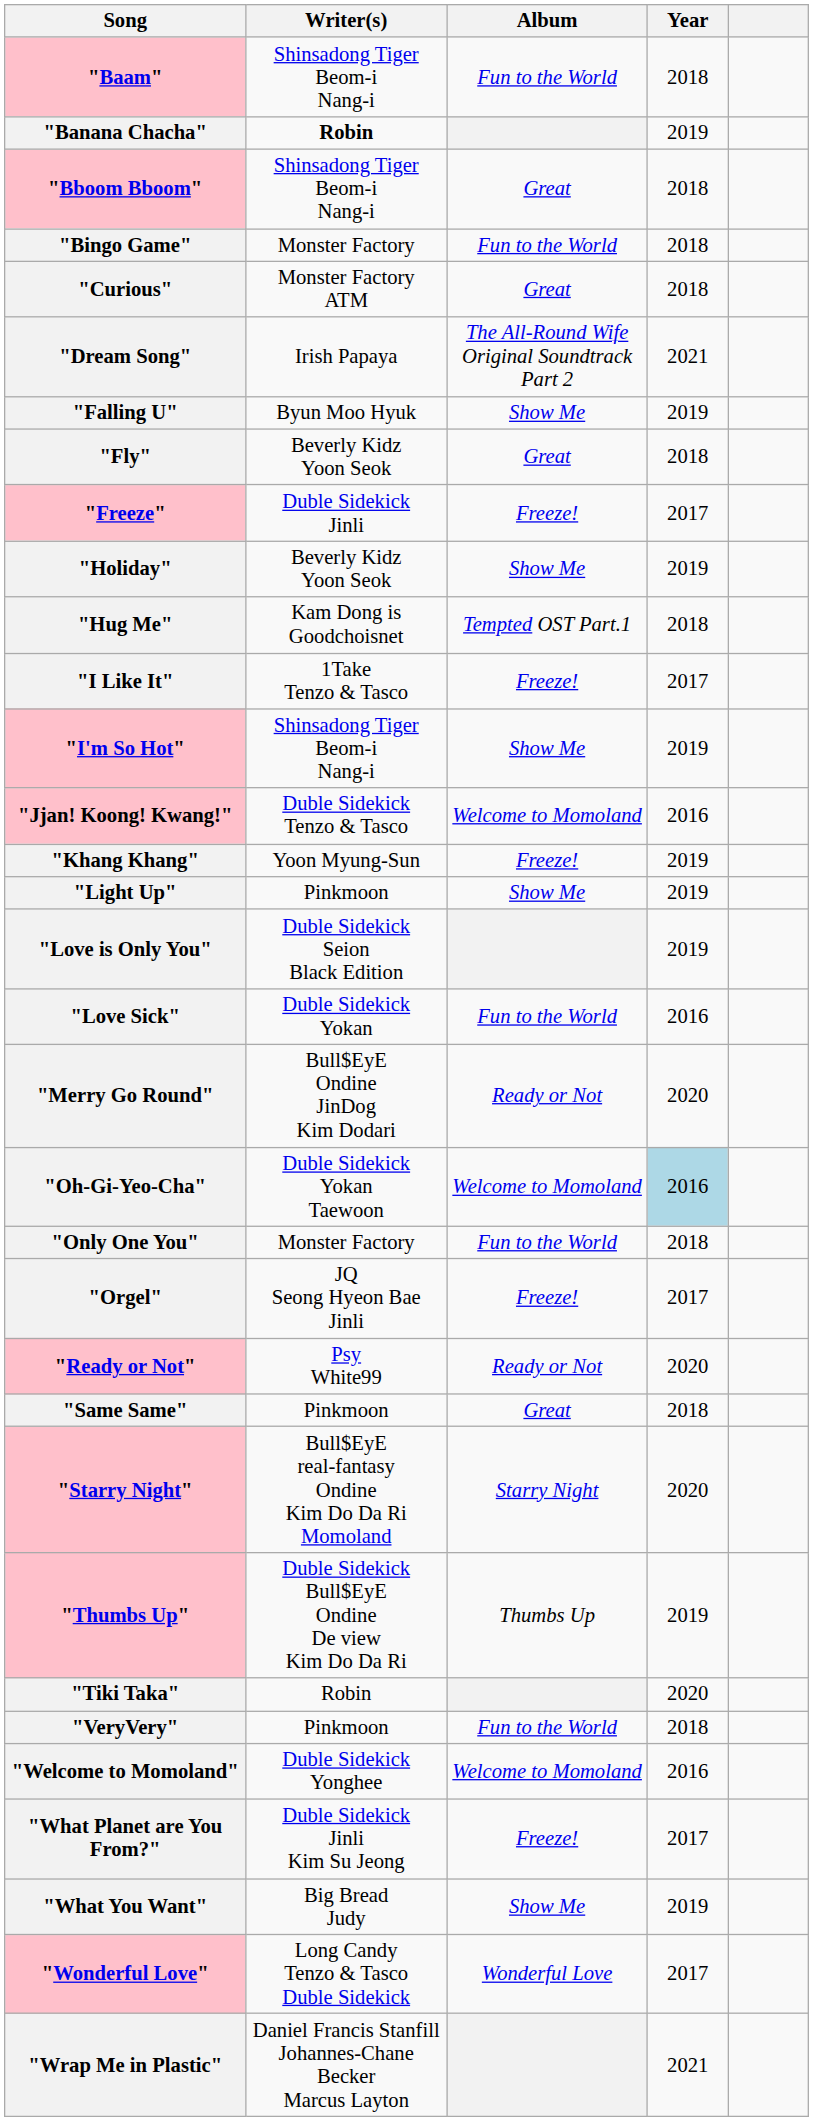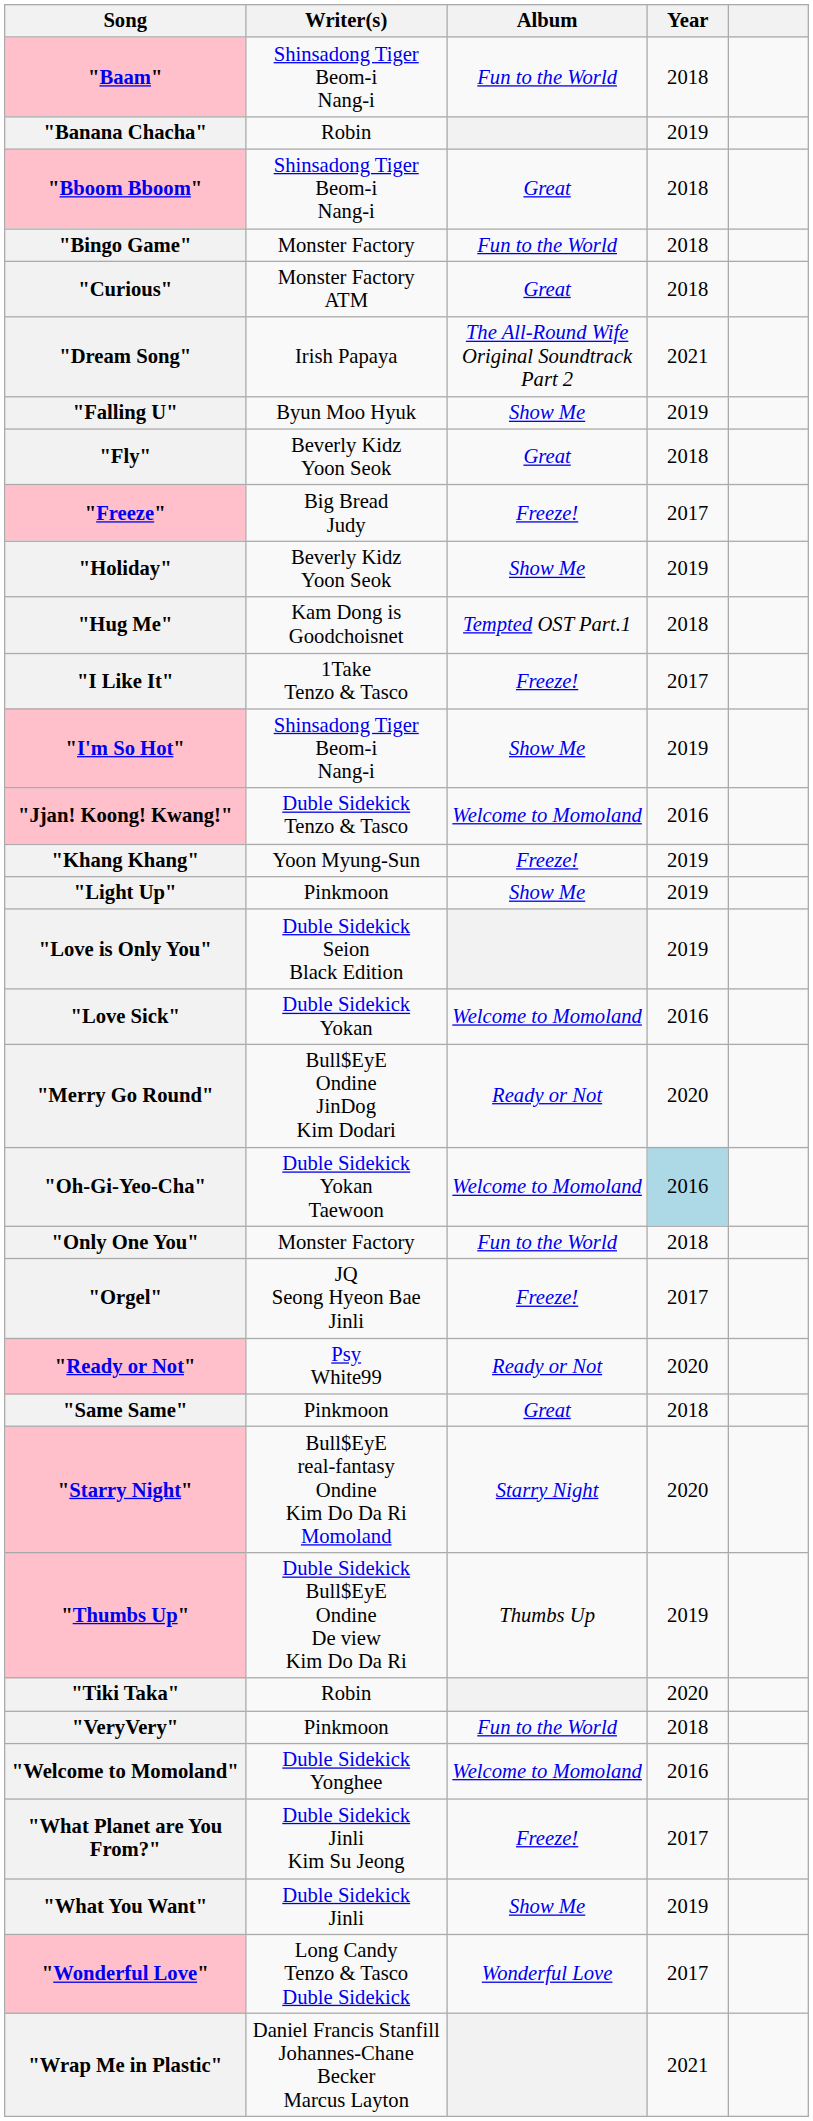(346, 132) bold -> (346, 132) normal
(346, 512) Duble Sidekick Jinli -> (346, 512) Big Bread Judy
(547, 1016) Fun to the World -> (547, 1016) Welcome to Momoland
(346, 1906) Big Bread Judy -> (346, 1906) Duble Sidekick Jinli
